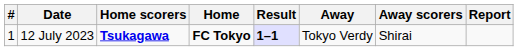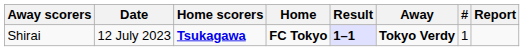columns swapped: (11, 14) <-> (421, 14)
(337, 35) normal -> (417, 35) bold
